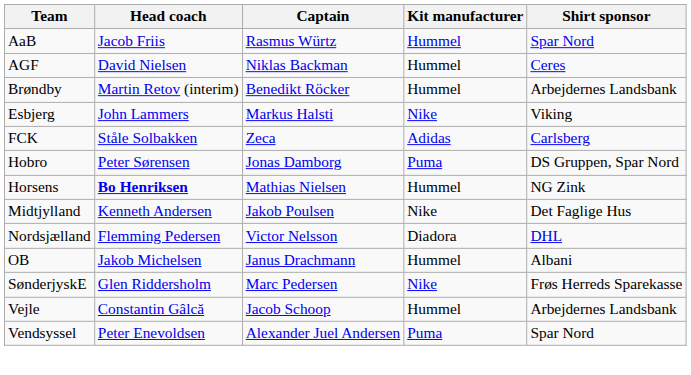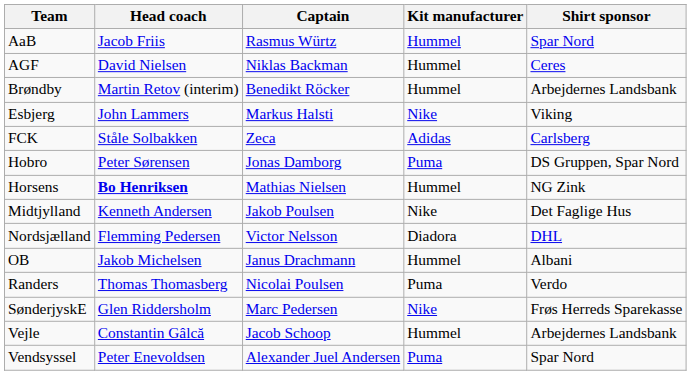+ row: (33, 284)
